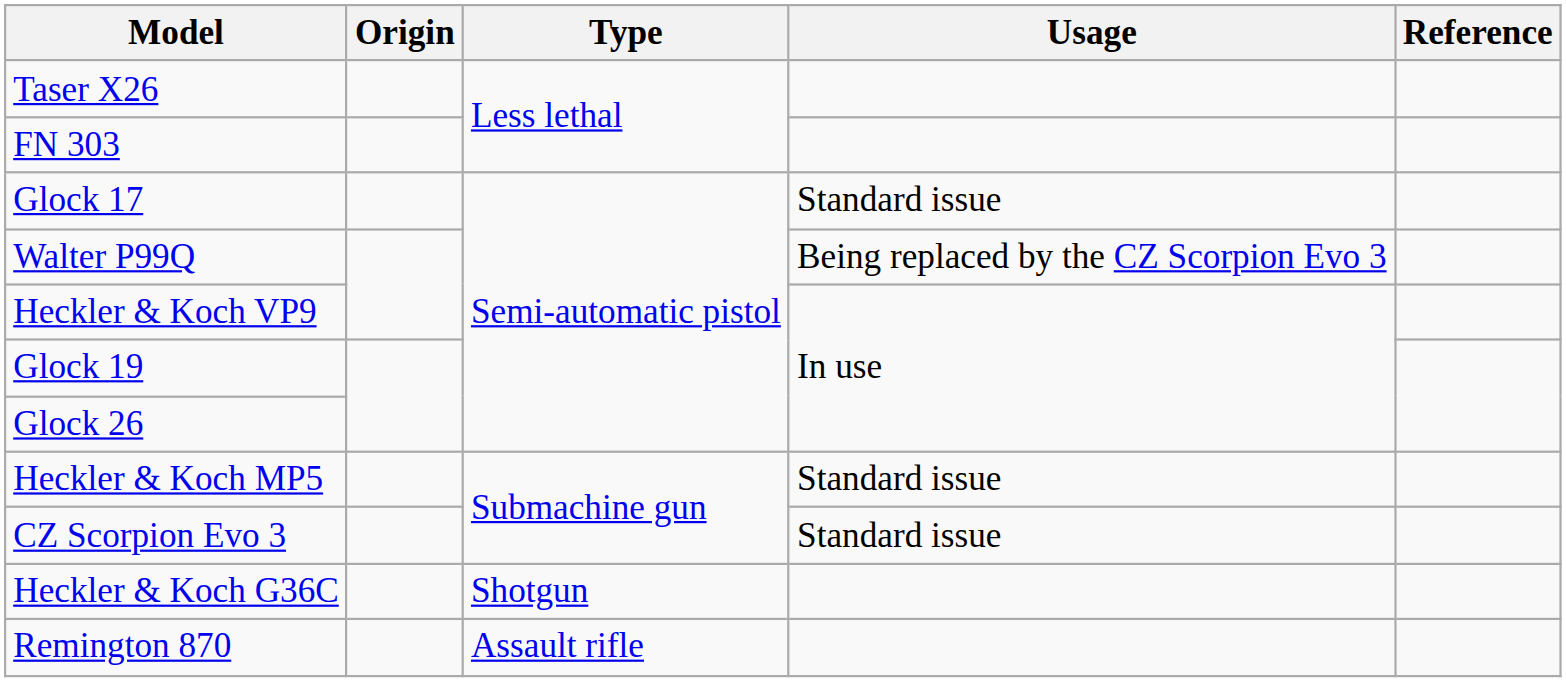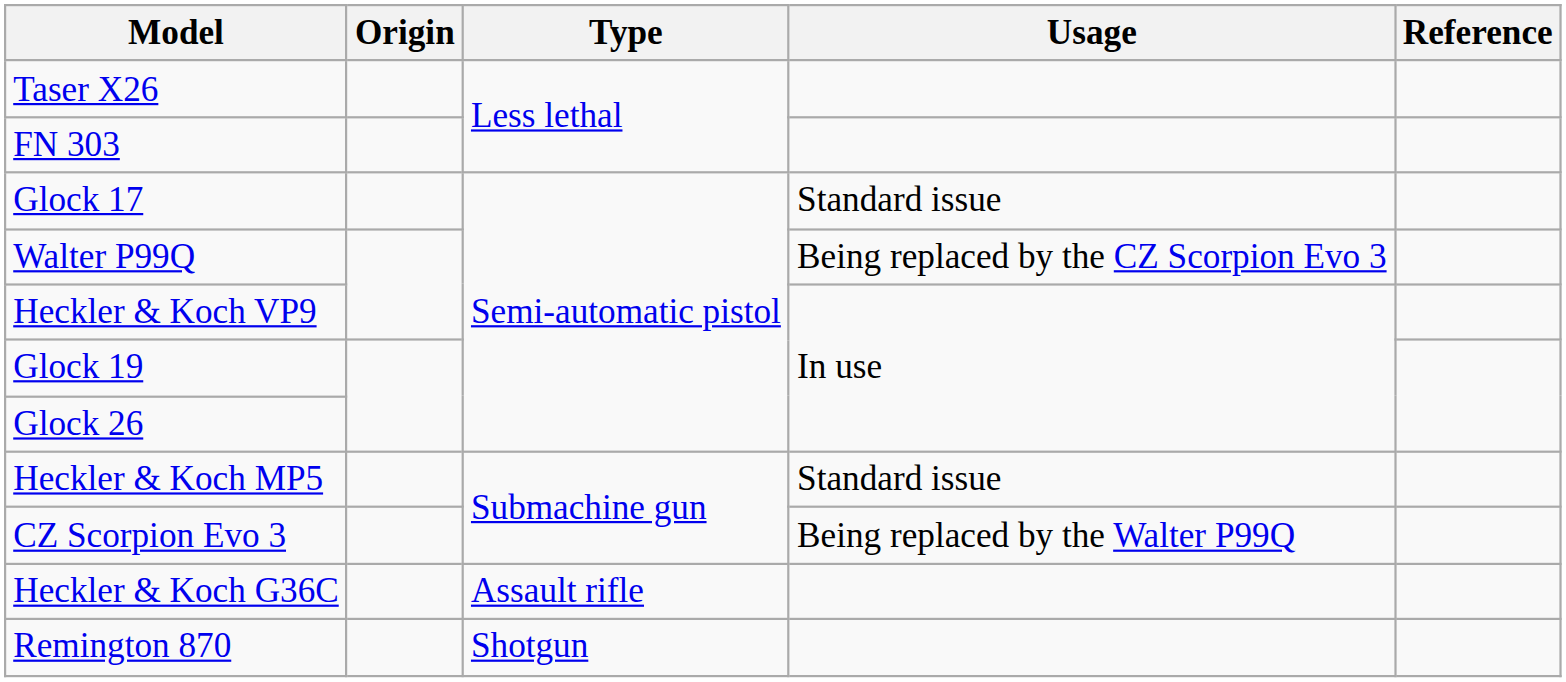(899, 534) Standard issue -> (1046, 534) Being replaced by the Walter P99Q
(530, 590) Shotgun -> (557, 590) Assault rifle
(557, 646) Assault rifle -> (530, 646) Shotgun
